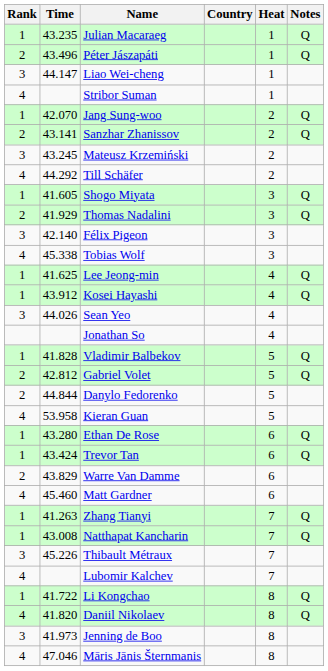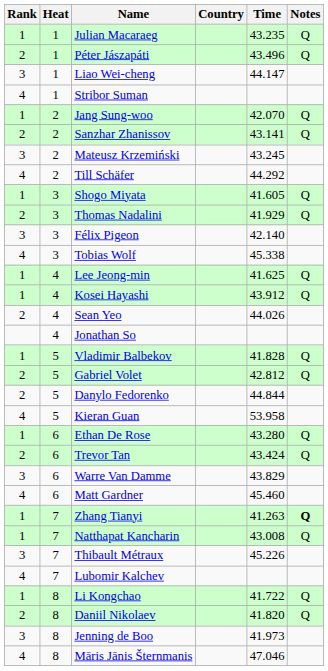columns swapped: (271, 14) <-> (60, 14)
(22, 315) 3 -> (22, 315) 2
(22, 455) 1 -> (22, 455) 2
(22, 475) 2 -> (22, 475) 3
(305, 515) normal -> (305, 515) bold
(22, 615) 4 -> (22, 615) 2
